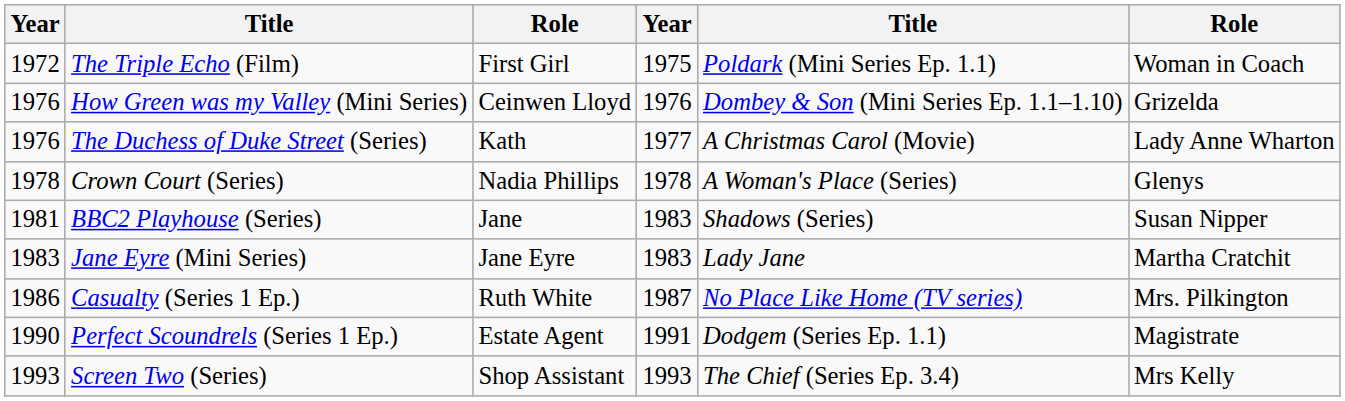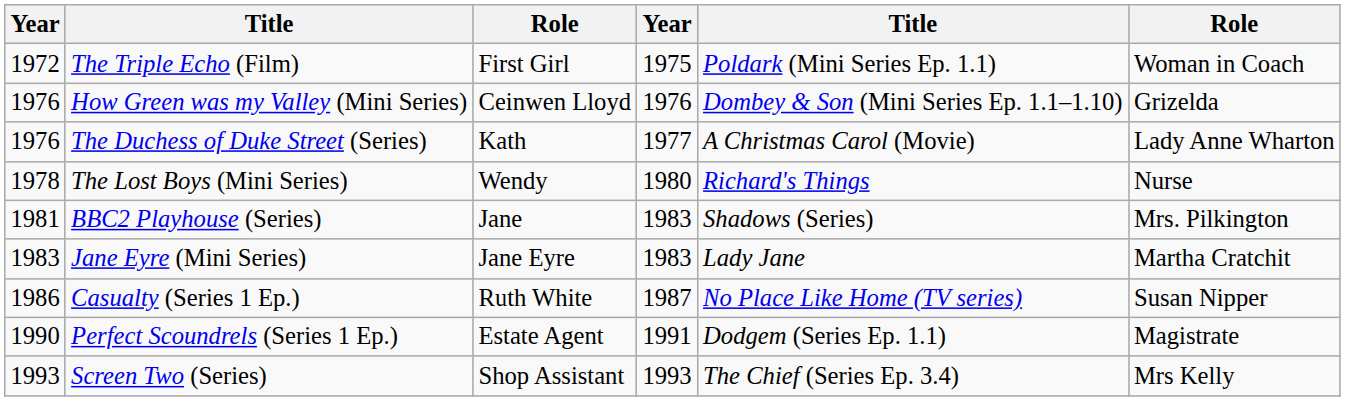- row: (177, 180)
+ row: (209, 180)
(1201, 219) Susan Nipper -> (1211, 219) Mrs. Pilkington
(1211, 297) Mrs. Pilkington -> (1201, 297) Susan Nipper
